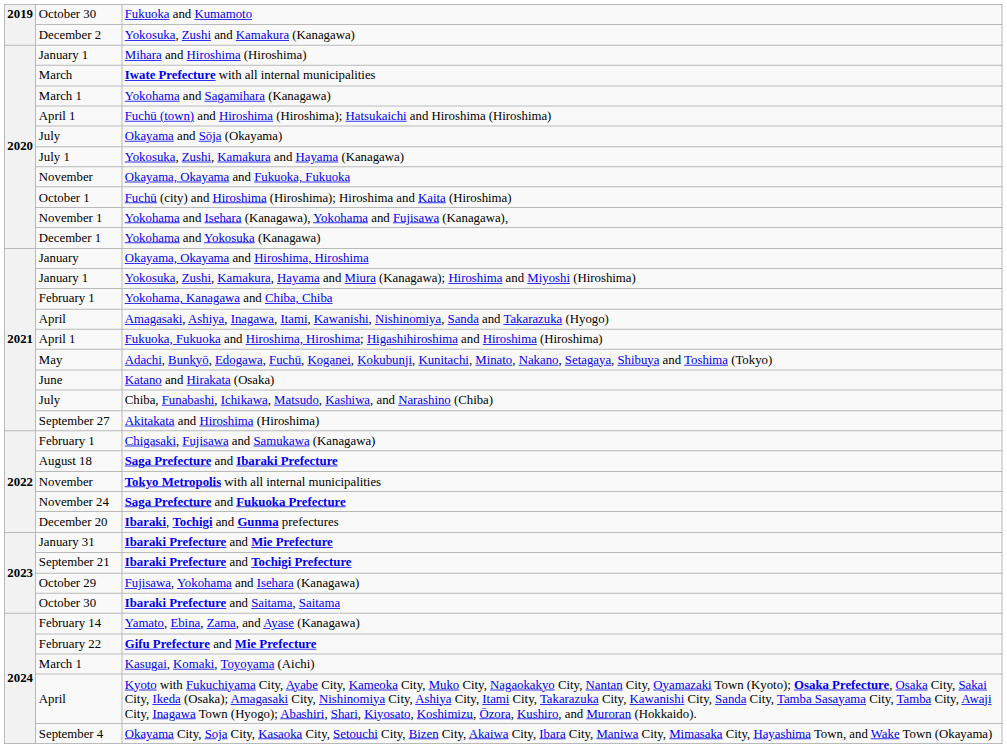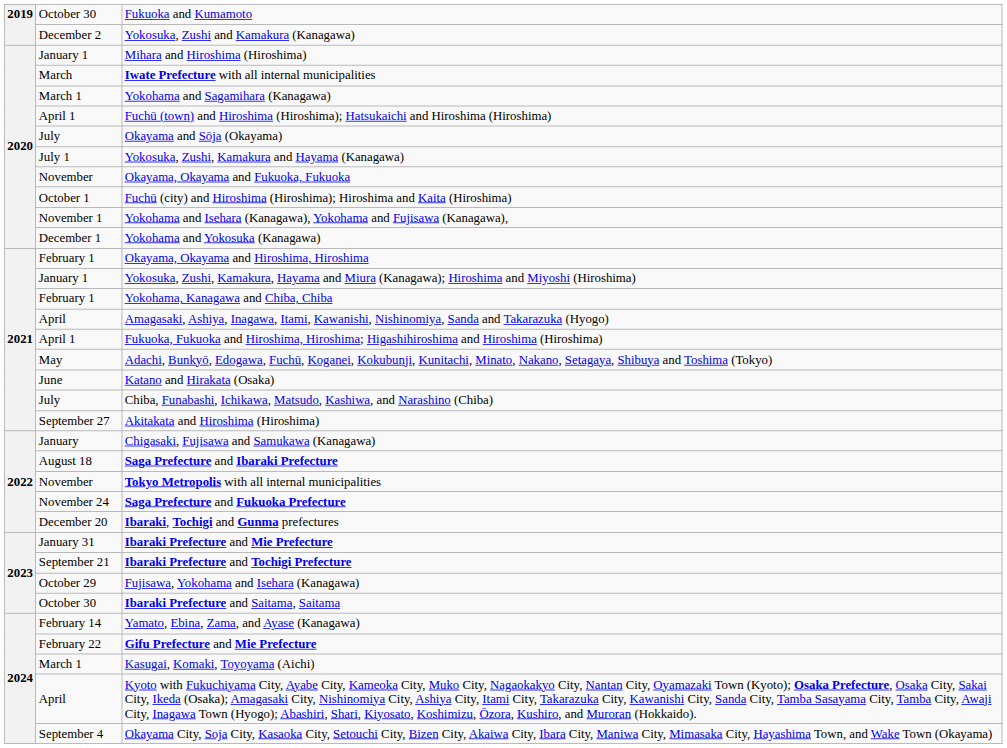(59, 258) January -> (67, 258) February 1
(67, 440) February 1 -> (59, 440) January
